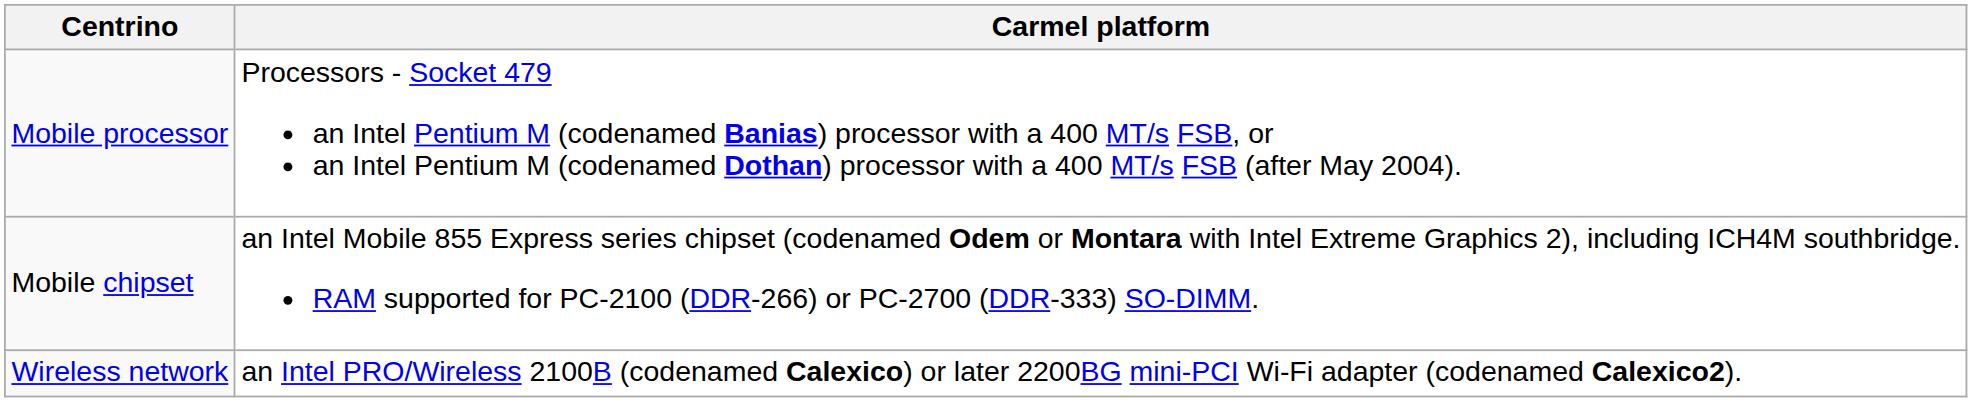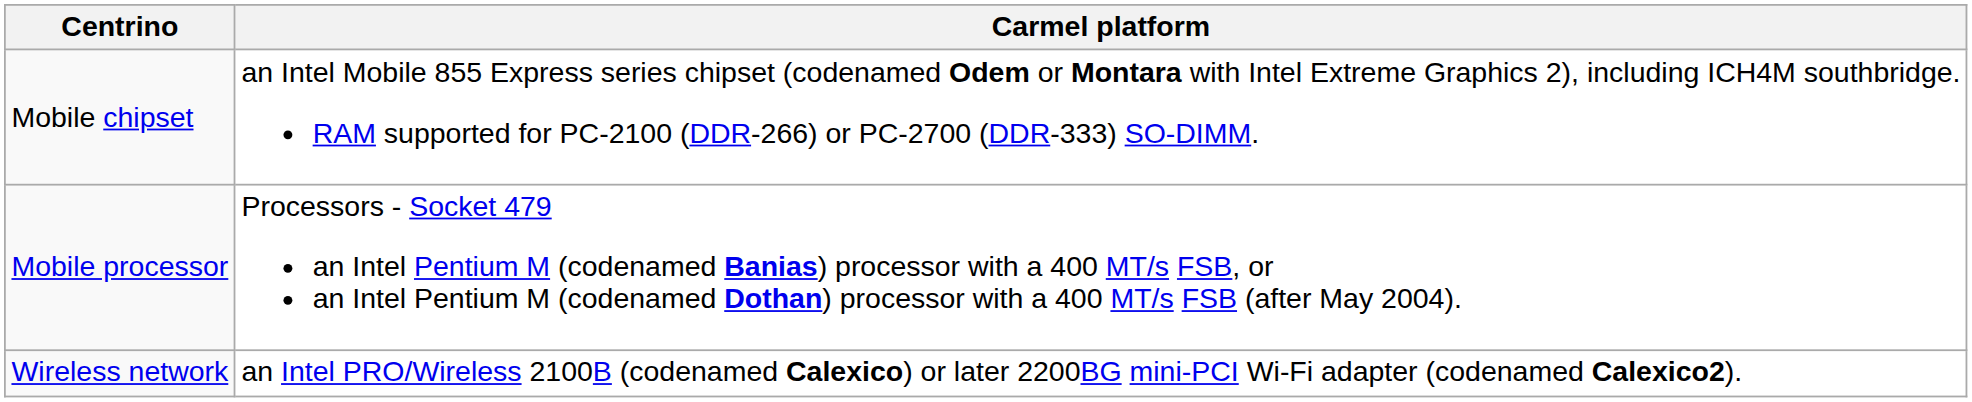rows swapped: (102, 282) <-> (120, 132)
